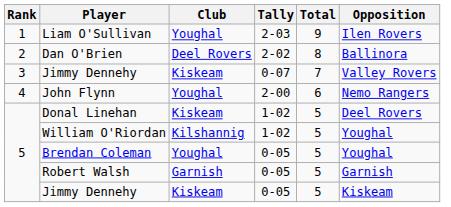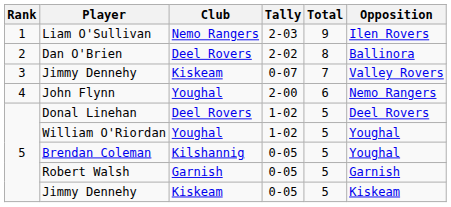(197, 34) Youghal -> (215, 34) Nemo Rangers
(197, 113) Kiskeam -> (212, 113) Deel Rovers
(208, 133) Kilshannig -> (197, 133) Youghal
(197, 152) Youghal -> (208, 152) Kilshannig
